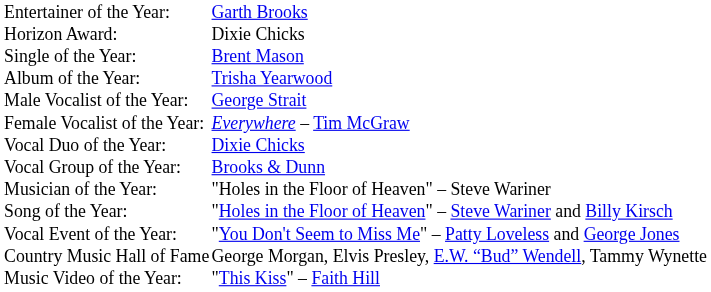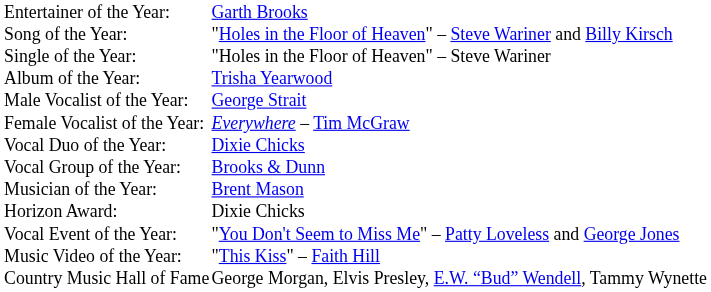rows swapped: (66, 211) <-> (61, 34)
(258, 56) Brent Mason -> (381, 56) "Holes in the Floor of Heaven" – Steve Wariner
(381, 189) "Holes in the Floor of Heaven" – Steve Wariner -> (258, 189) Brent Mason
rows swapped: (93, 278) <-> (107, 256)
